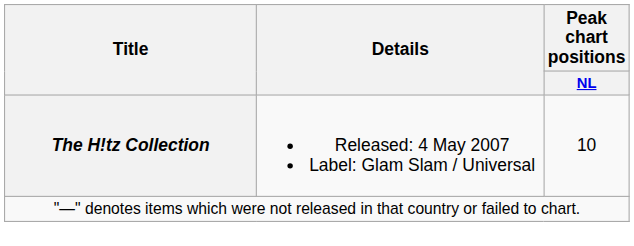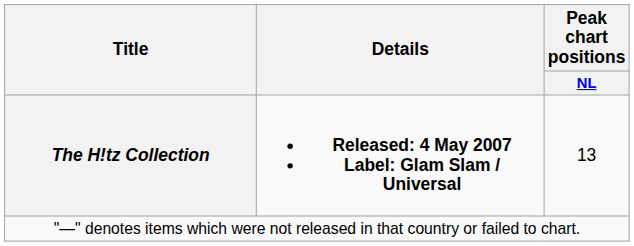(400, 156) normal -> (400, 165) bold
(587, 145) 10 -> (587, 155) 13
